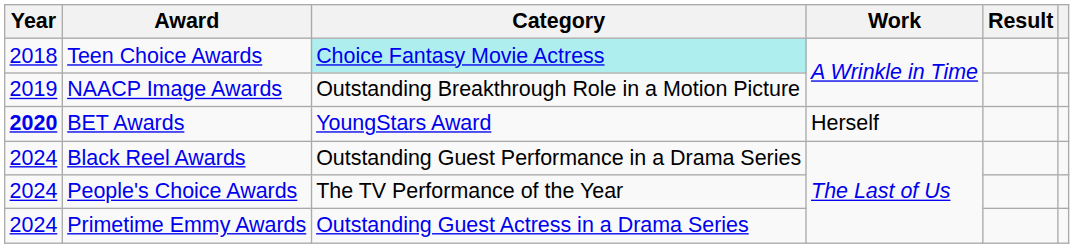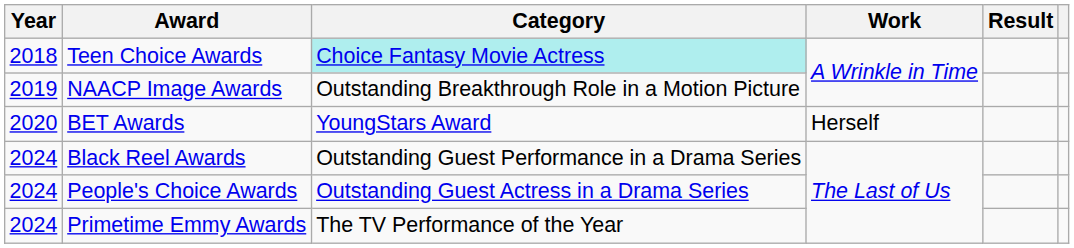(33, 123) bold -> (33, 123) normal
(470, 191) The TV Performance of the Year -> (532, 191) Outstanding Guest Actress in a Drama Series
(532, 225) Outstanding Guest Actress in a Drama Series -> (470, 225) The TV Performance of the Year
